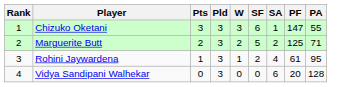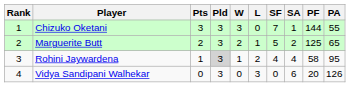+ column: (257, 12)
(257, 28) 6 -> (276, 28) 7
(295, 28) 147 -> (313, 28) 144
(316, 43) 71 -> (334, 43) 65
(220, 59) no background -> (220, 59) lightgrey background
(257, 59) 2 -> (276, 59) 4
(295, 59) 61 -> (313, 59) 58
(316, 74) 128 -> (334, 74) 126
